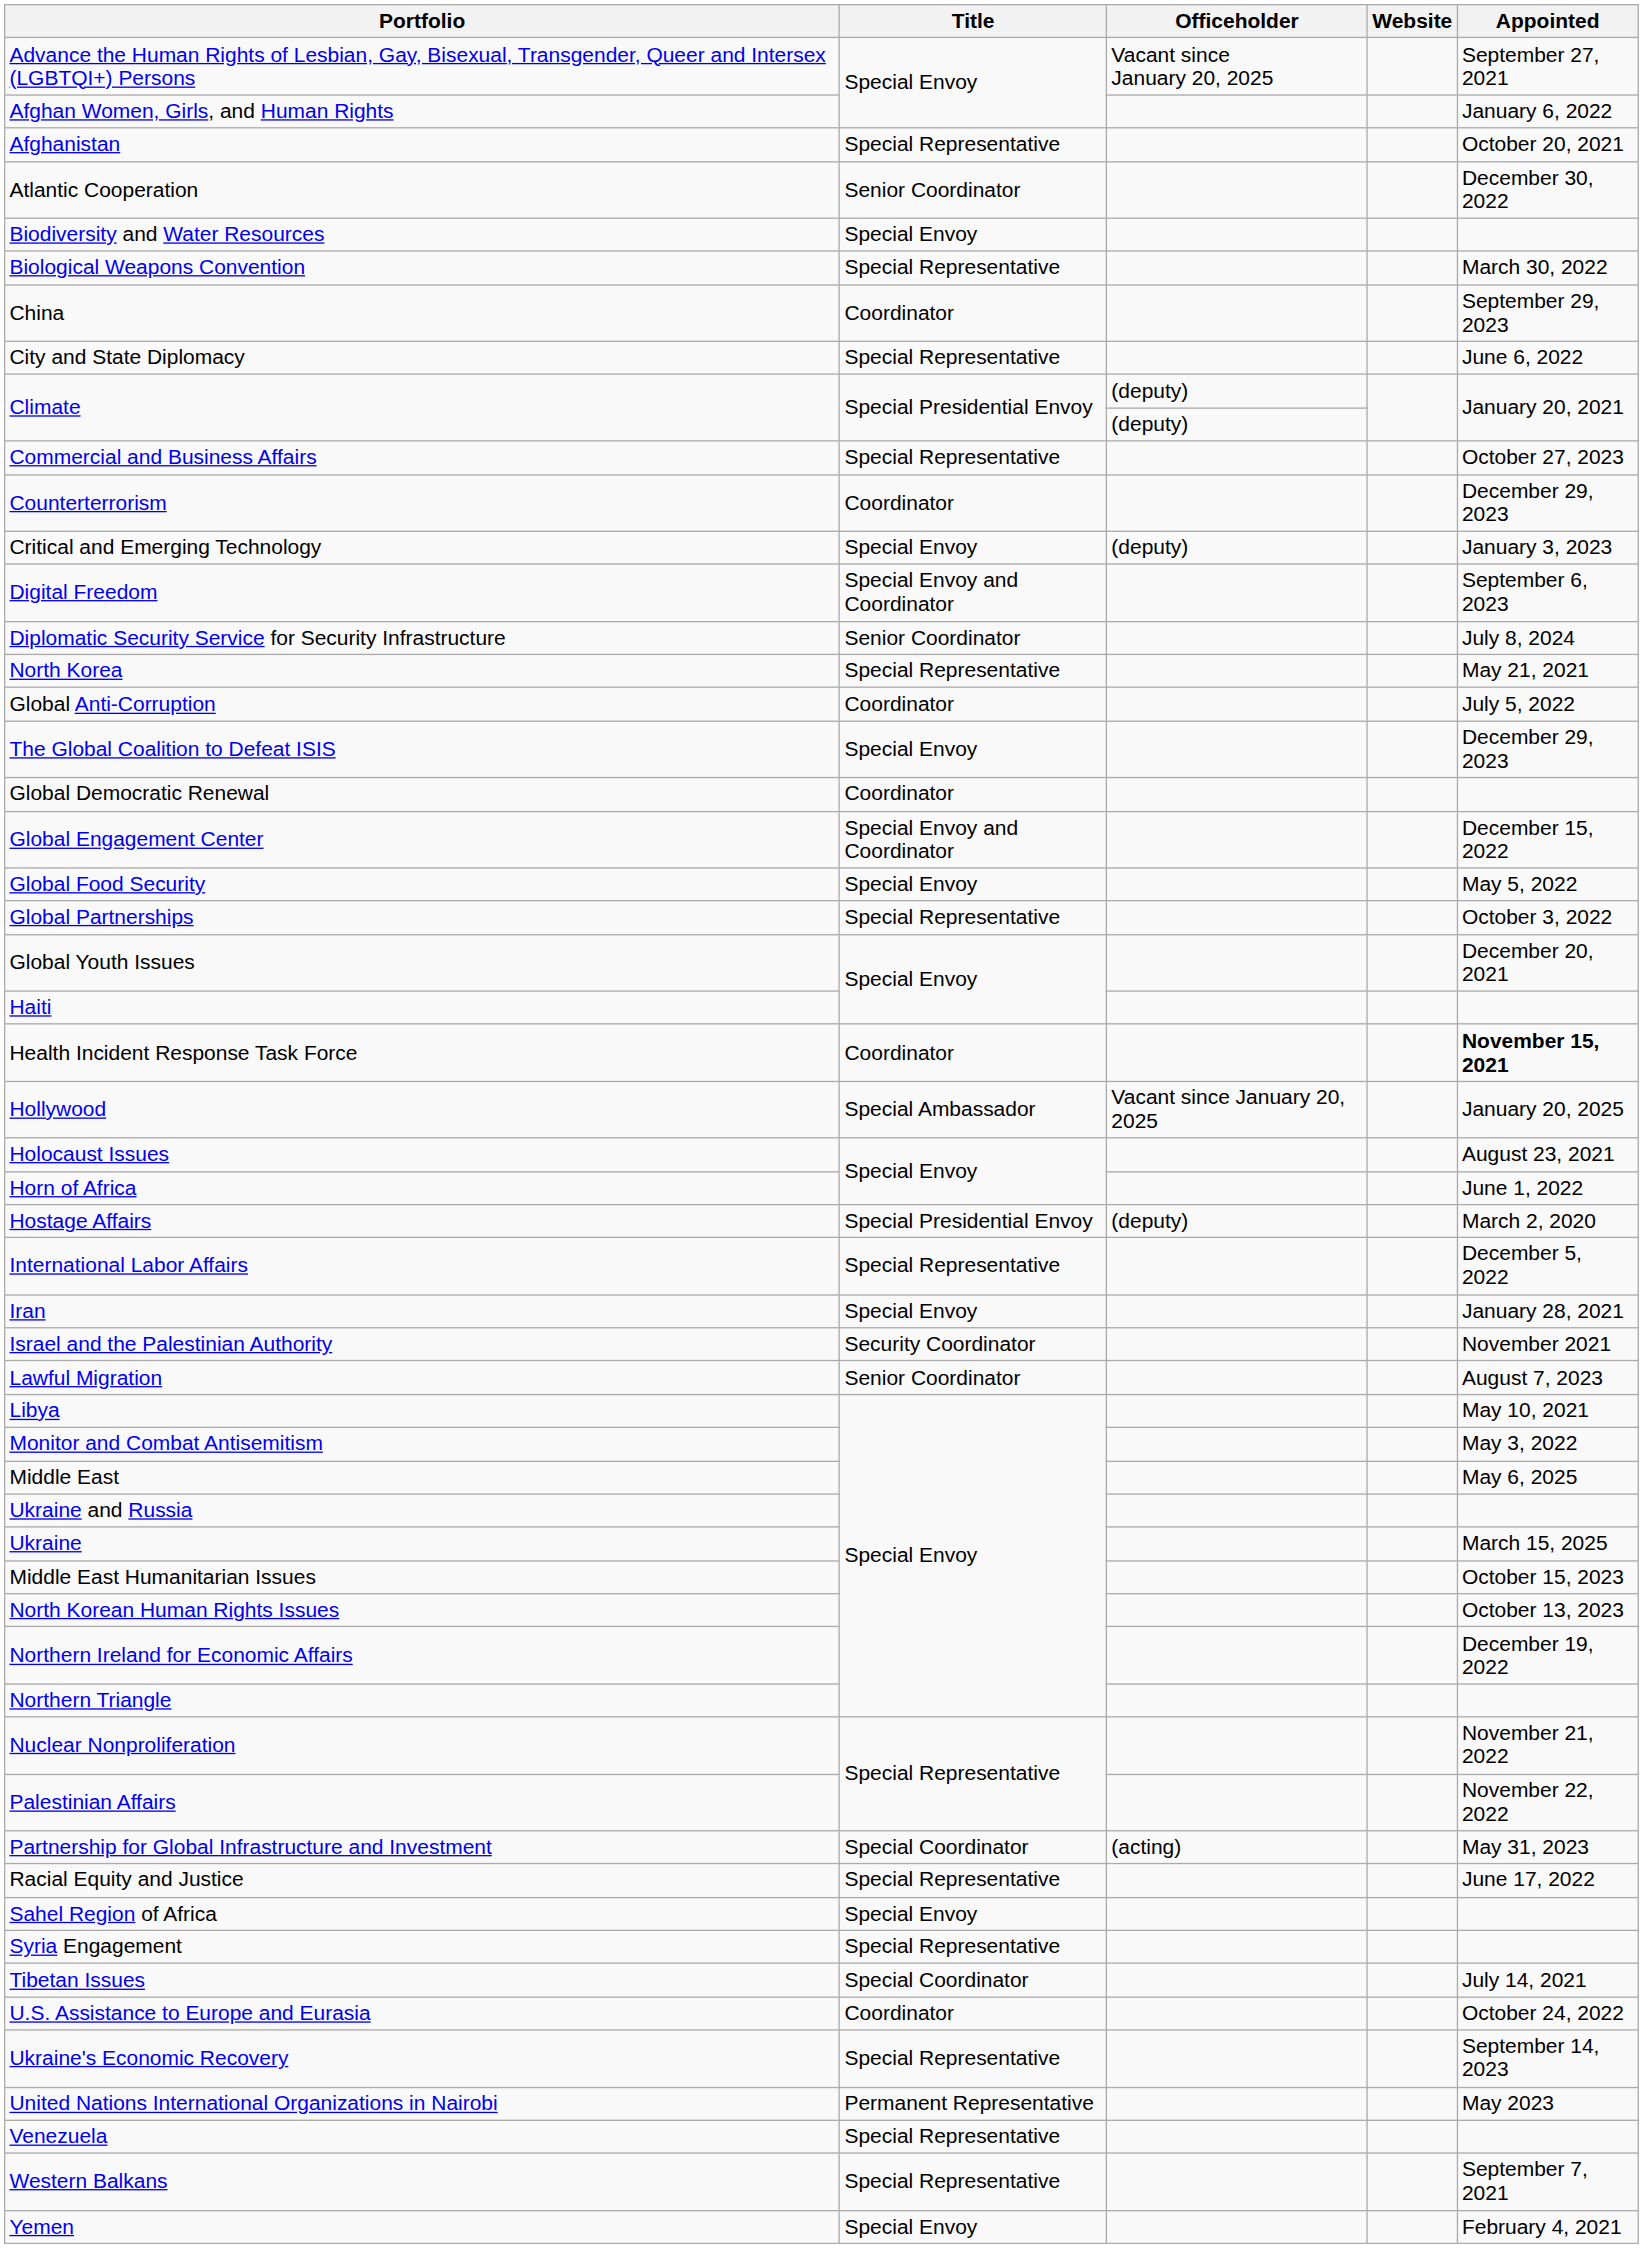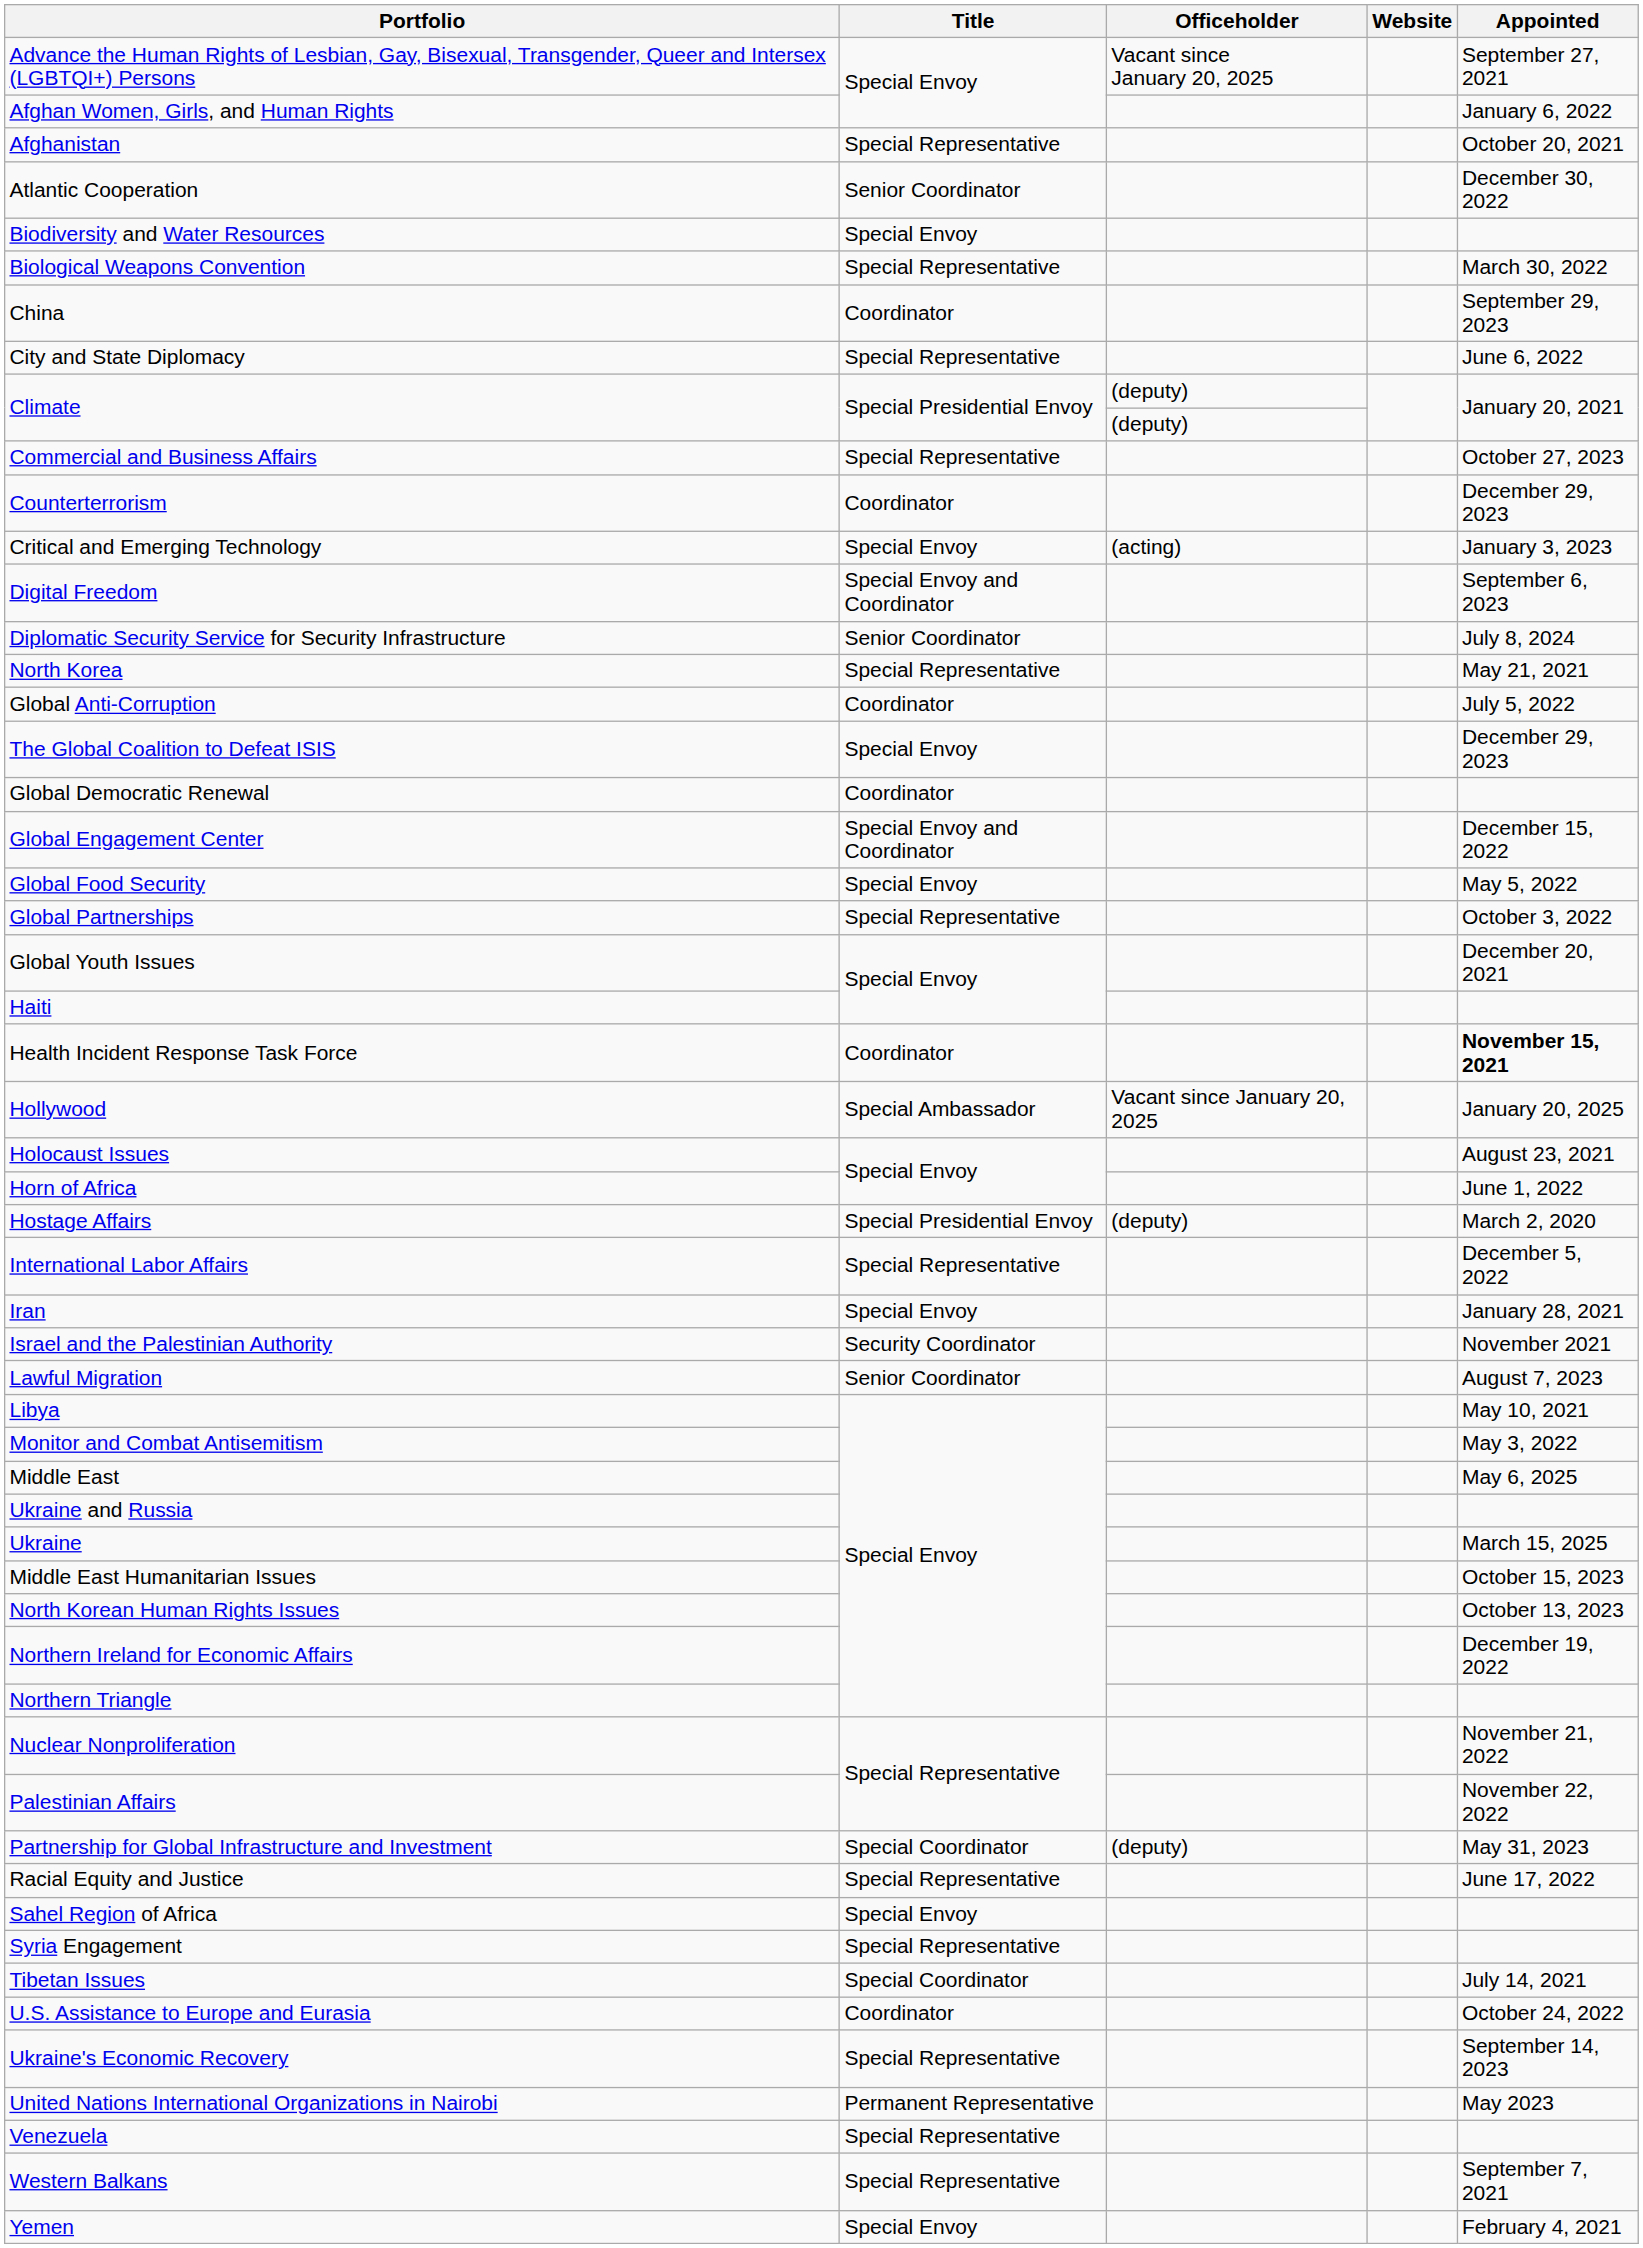(1150, 547) (deputy) -> (1146, 547) (acting)
(1146, 1847) (acting) -> (1150, 1847) (deputy)
